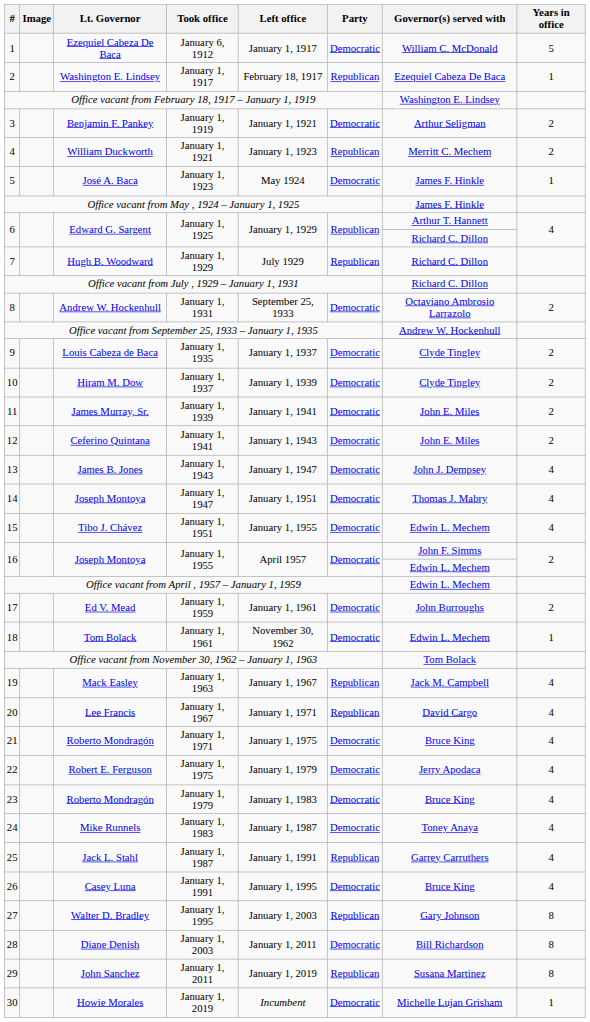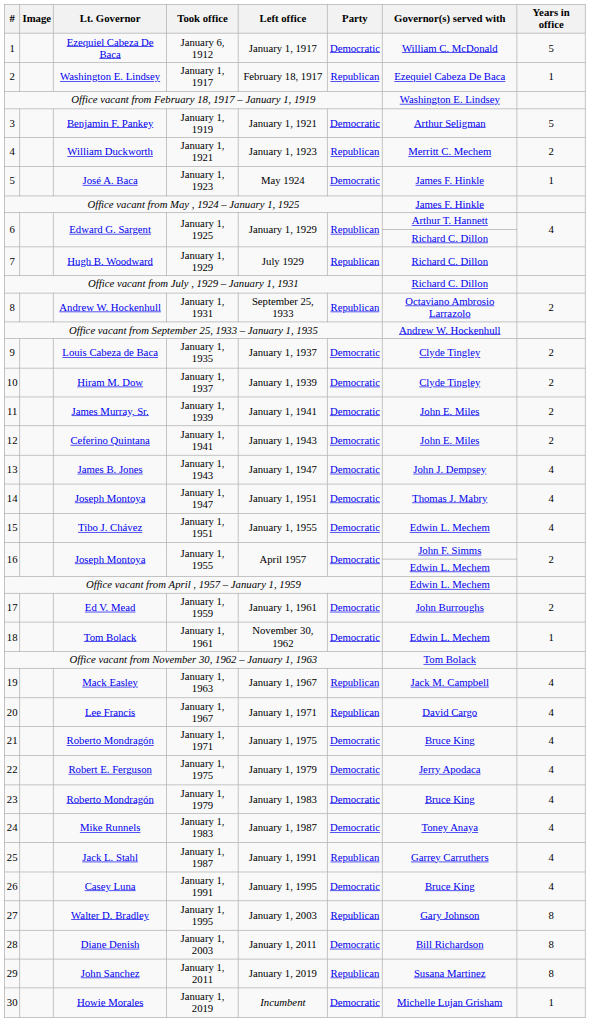(551, 123) 2 -> (551, 123) 5
(355, 307) Democratic -> (355, 307) Republican
